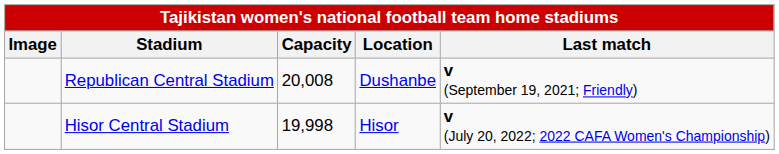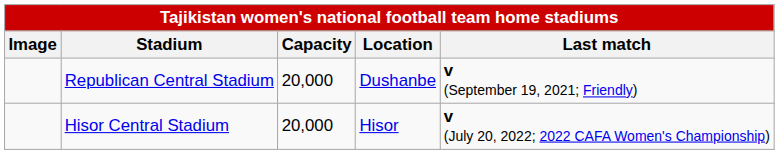(307, 80) 20,008 -> (307, 80) 20,000
(307, 126) 19,998 -> (307, 126) 20,000
